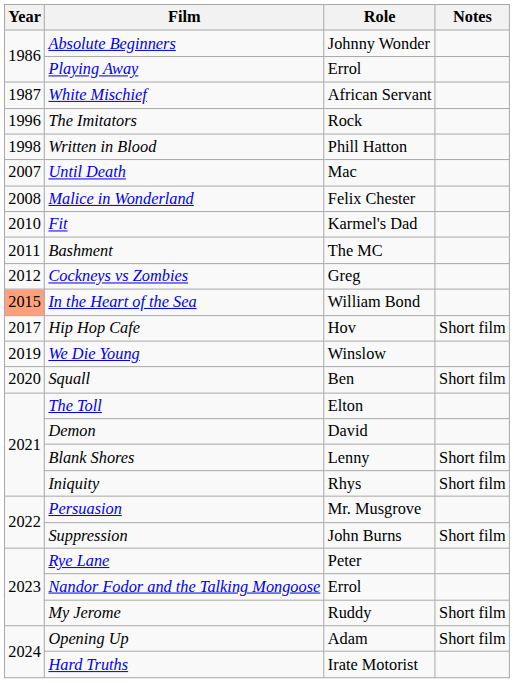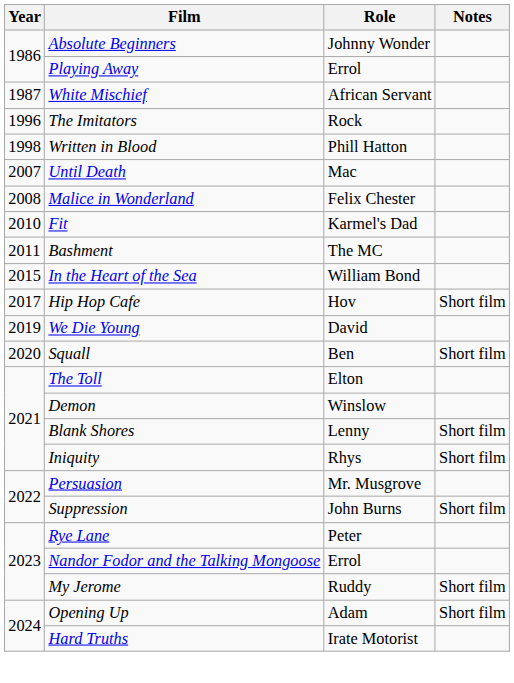- row: (118, 276)
(25, 302) lightsalmon background -> (25, 276) no background
(357, 353) Winslow -> (348, 328) David
(348, 431) David -> (357, 405) Winslow
